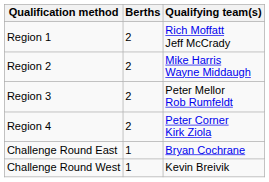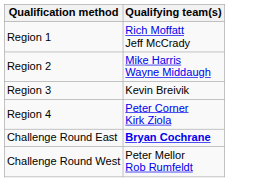- column: (143, 13)
(199, 96) Peter Mellor Rob Rumfeldt -> (157, 90) Kevin Breivik
(205, 150) normal -> (168, 138) bold
(197, 167) Kevin Breivik -> (159, 161) Peter Mellor Rob Rumfeldt
